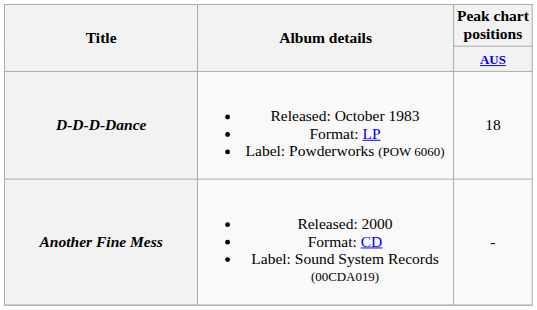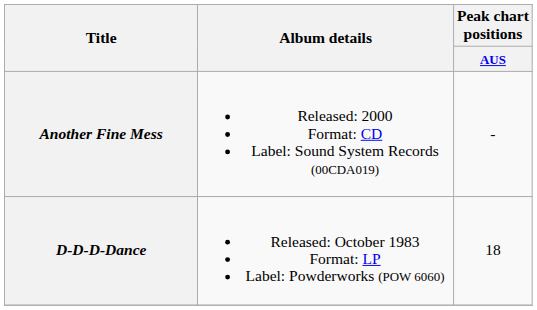rows swapped: (101, 125) <-> (101, 241)
